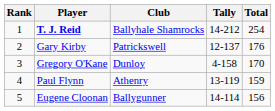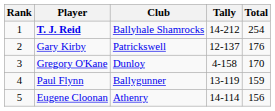(130, 81) Athenry -> (139, 81) Ballygunner
(139, 98) Ballygunner -> (130, 98) Athenry
